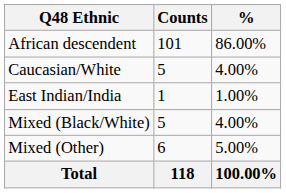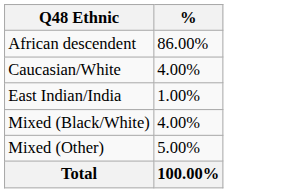- column: (183, 17)
